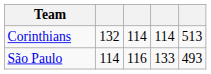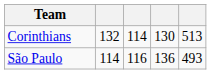(164, 36) 114 -> (164, 36) 130
(164, 58) 133 -> (164, 58) 136
